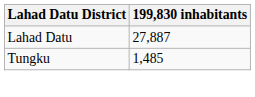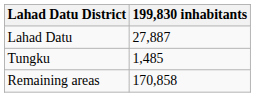+ row: (54, 80)
